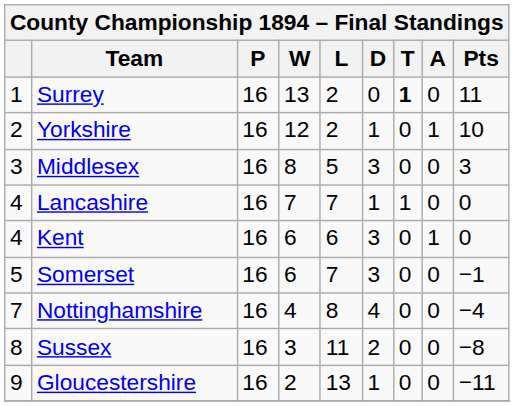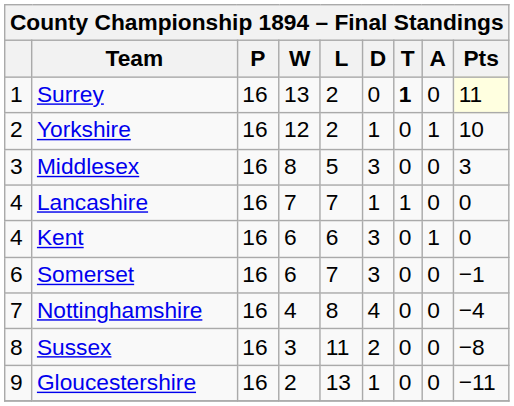(470, 94) no background -> (470, 94) lightyellow background
(16, 274) 5 -> (16, 274) 6
